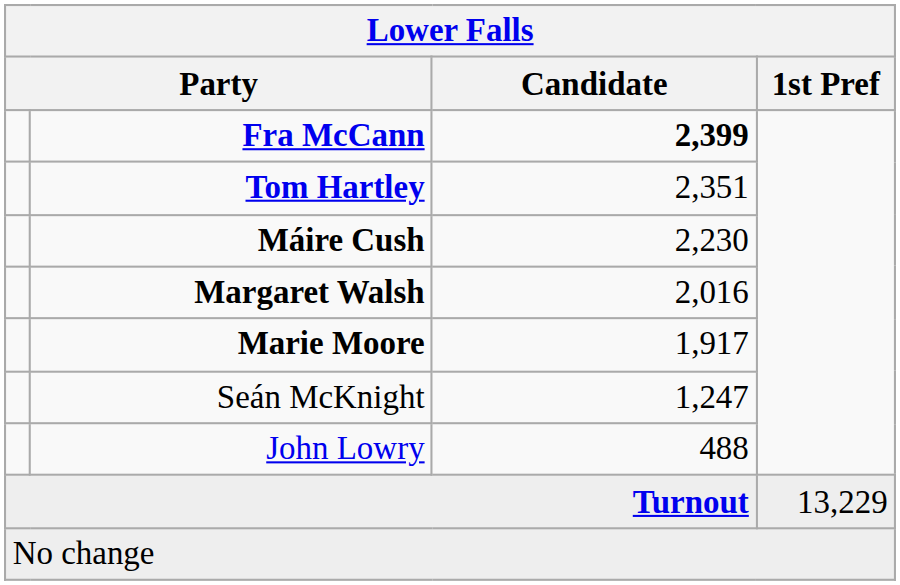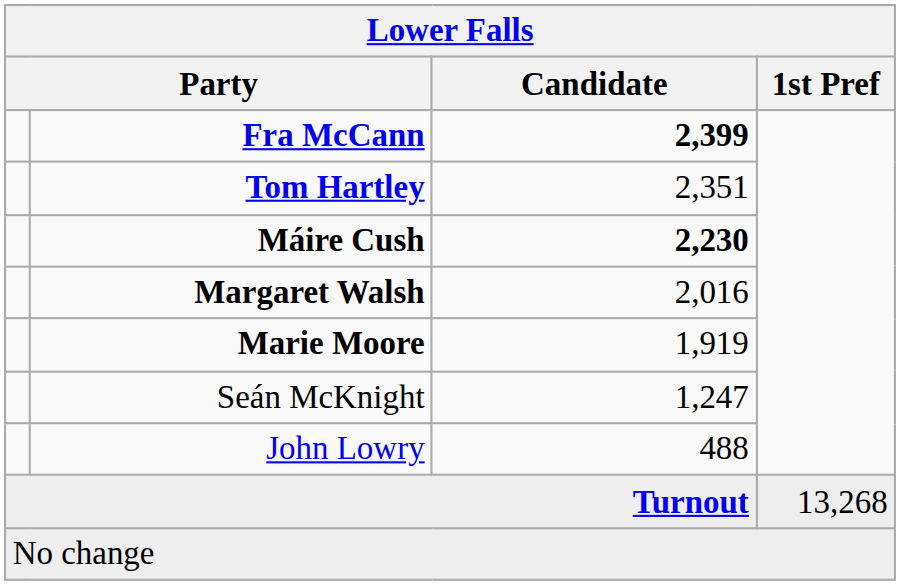(712, 239) normal -> (712, 239) bold
(712, 344) 1,917 -> (712, 344) 1,919
(842, 501) 13,229 -> (842, 501) 13,268
